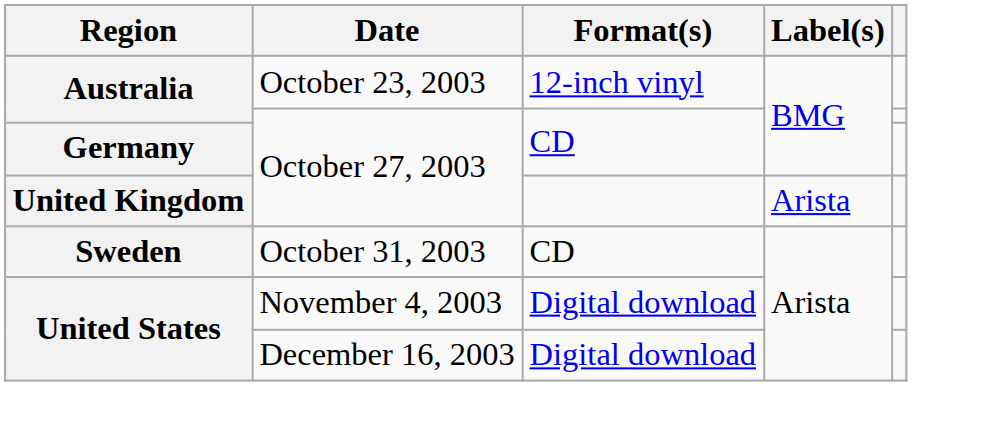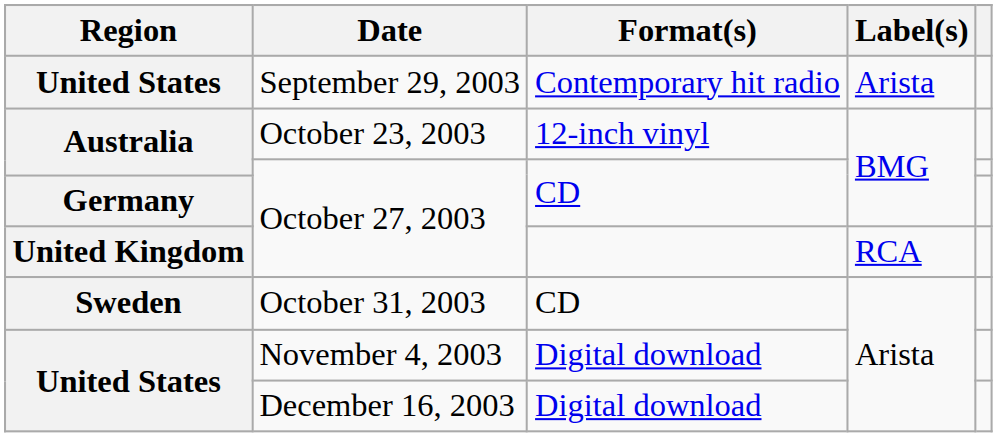+ row: (128, 81)
(811, 199) Arista -> (888, 251) RCA
